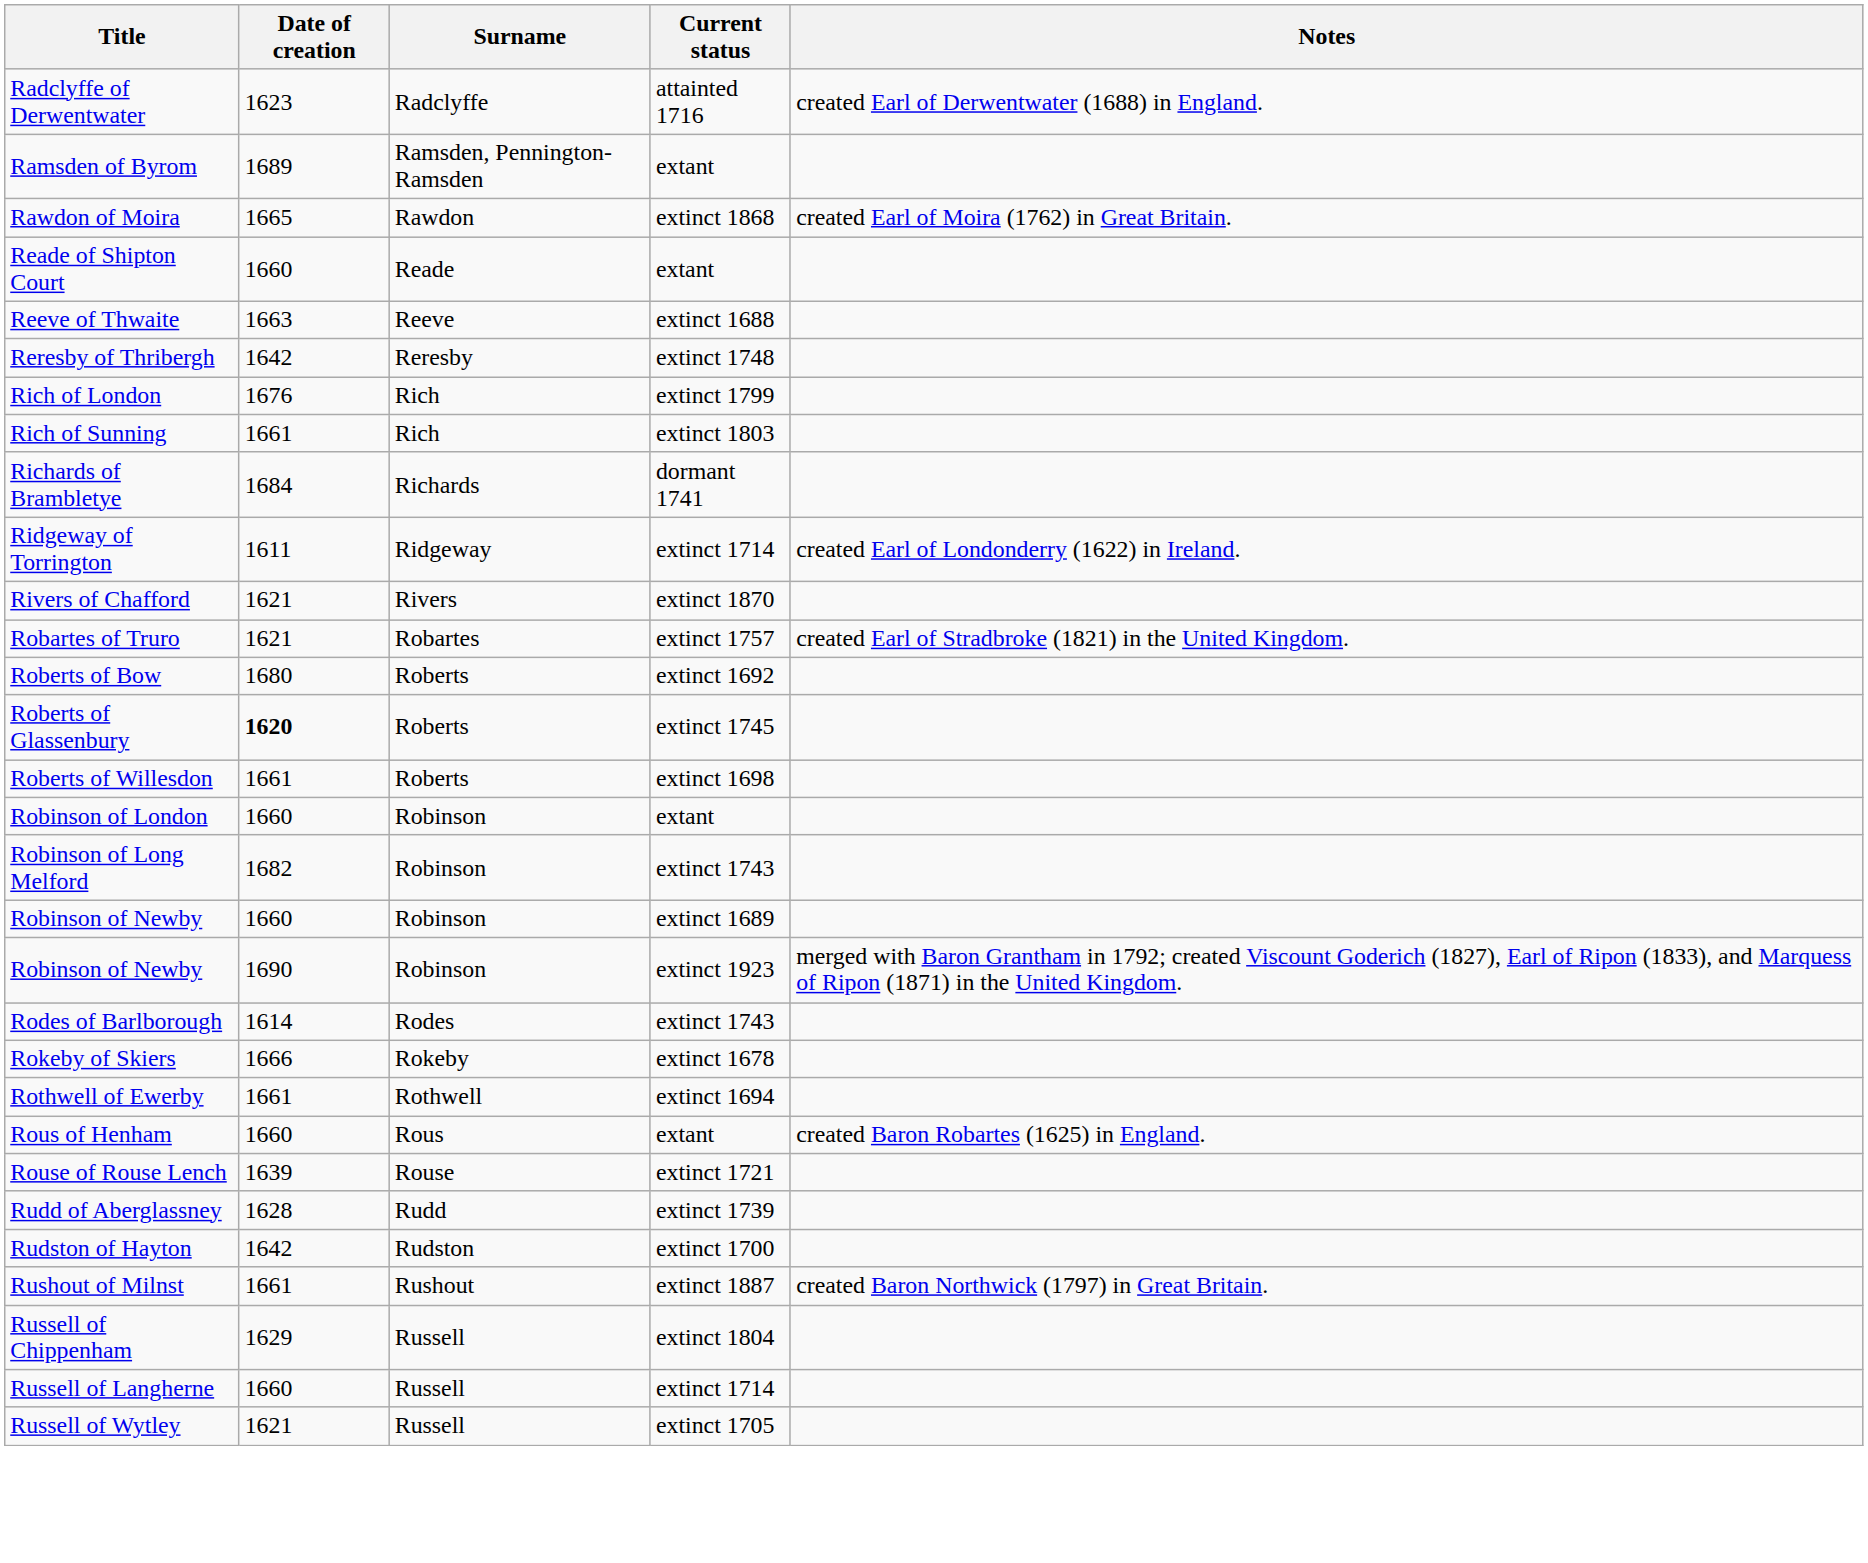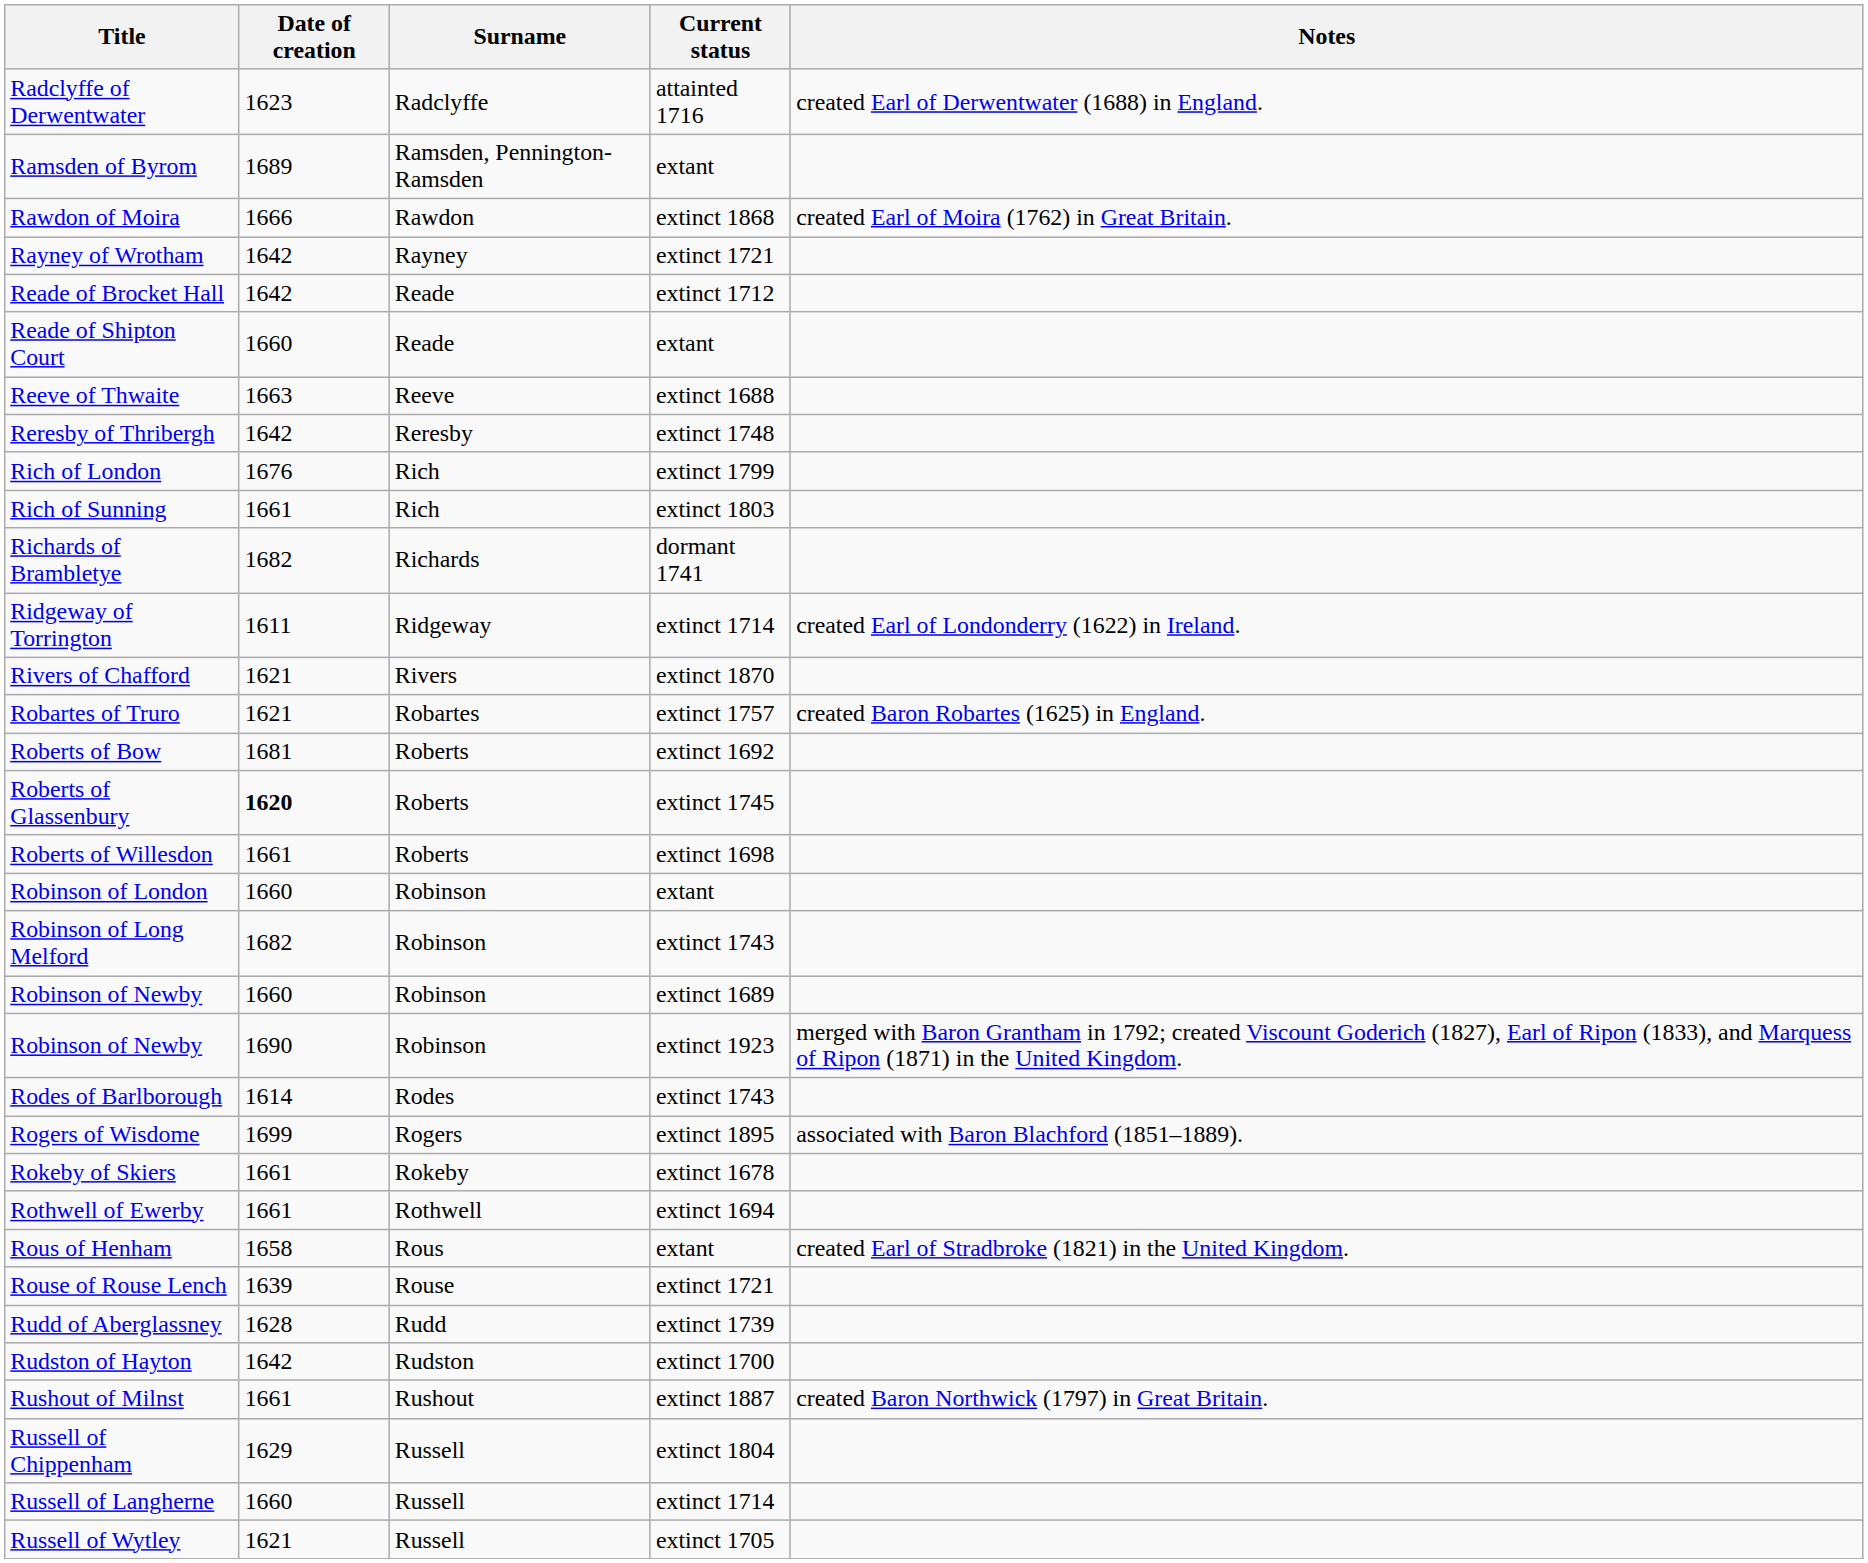(269, 217) 1665 -> (269, 217) 1666
+ row: (107, 255)
+ row: (117, 292)
(269, 484) 1684 -> (269, 559) 1682
(1073, 638) created Earl of Stradbroke (1821) in the United Kingdom. -> (1001, 713) created Baron Robartes (1625) in England.
(269, 675) 1680 -> (269, 751) 1681
+ row: (105, 1134)
(269, 1058) 1666 -> (269, 1172) 1661
(269, 1134) 1660 -> (269, 1247) 1658
(1001, 1134) created Baron Robartes (1625) in England. -> (1073, 1247) created Earl of Stradbroke (1821) in the United Kingdom.
